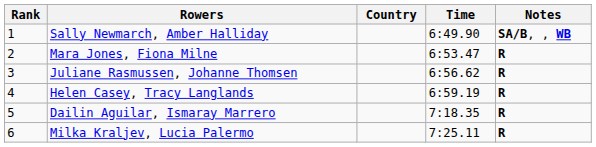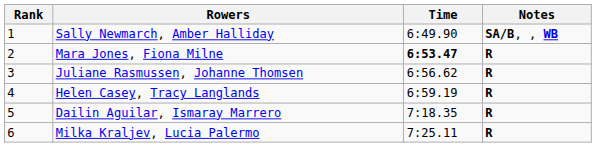- column: (391, 14)
(454, 54) normal -> (432, 54) bold
